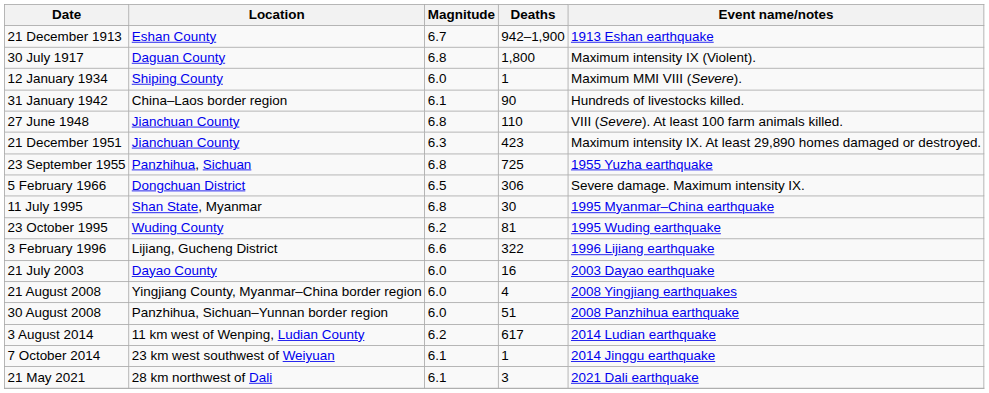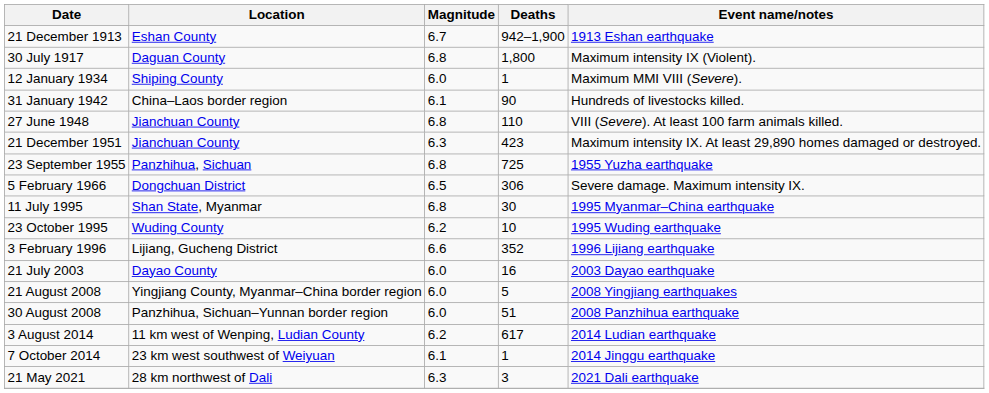(509, 228) 81 -> (509, 228) 10
(512, 249) 322 -> (512, 249) 352
(505, 292) 4 -> (505, 292) 5
(437, 377) 6.1 -> (437, 377) 6.3
